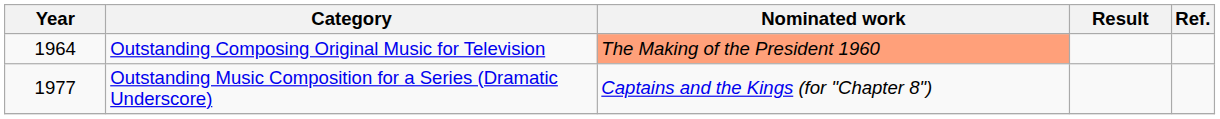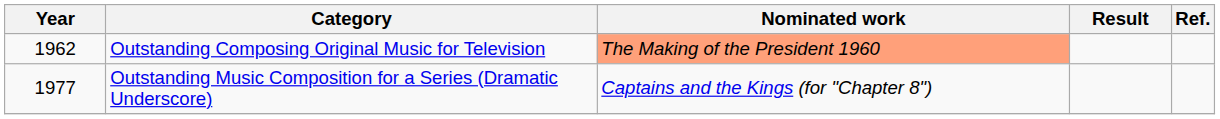(55, 48) 1964 -> (55, 48) 1962
